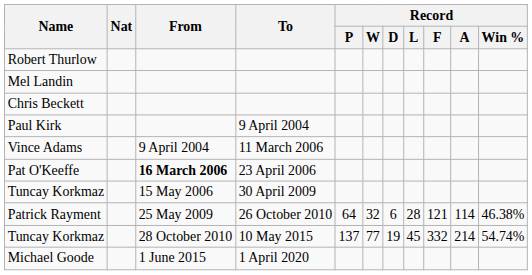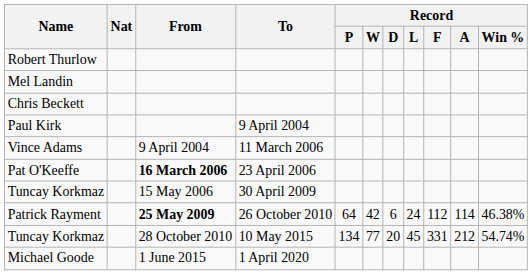(176, 214) normal -> (177, 214) bold
(373, 214) 32 -> (373, 214) 42
(414, 214) 28 -> (414, 214) 24
(437, 214) 121 -> (437, 214) 112
(349, 236) 137 -> (349, 236) 134
(393, 236) 19 -> (393, 236) 20
(437, 236) 332 -> (437, 236) 331
(465, 236) 214 -> (465, 236) 212
